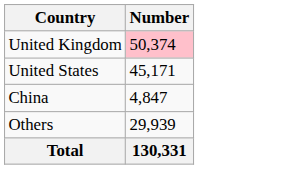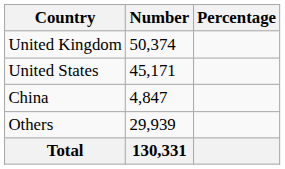+ column: (237, 17)
(153, 44) pink background -> (153, 44) no background
